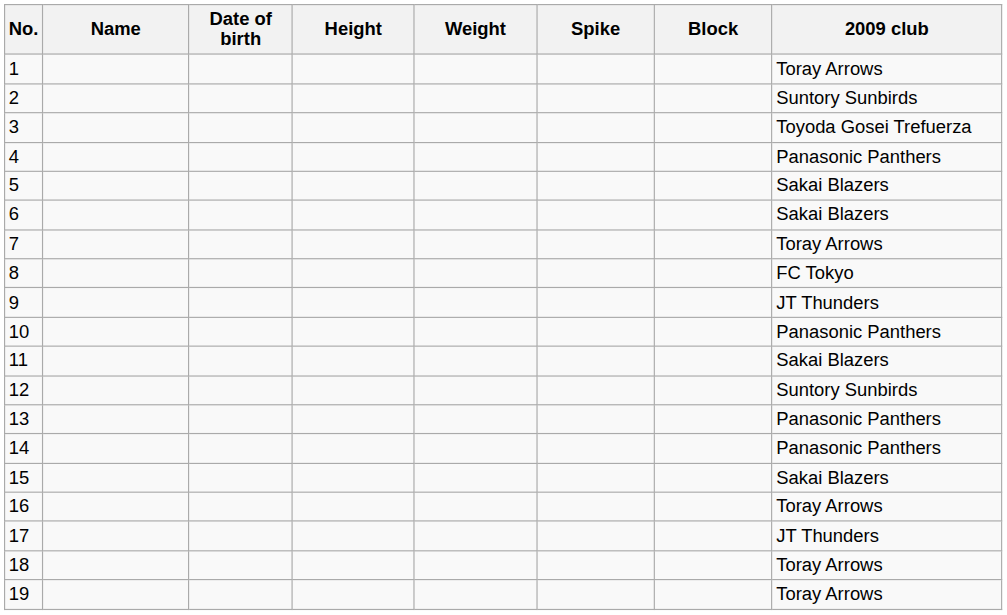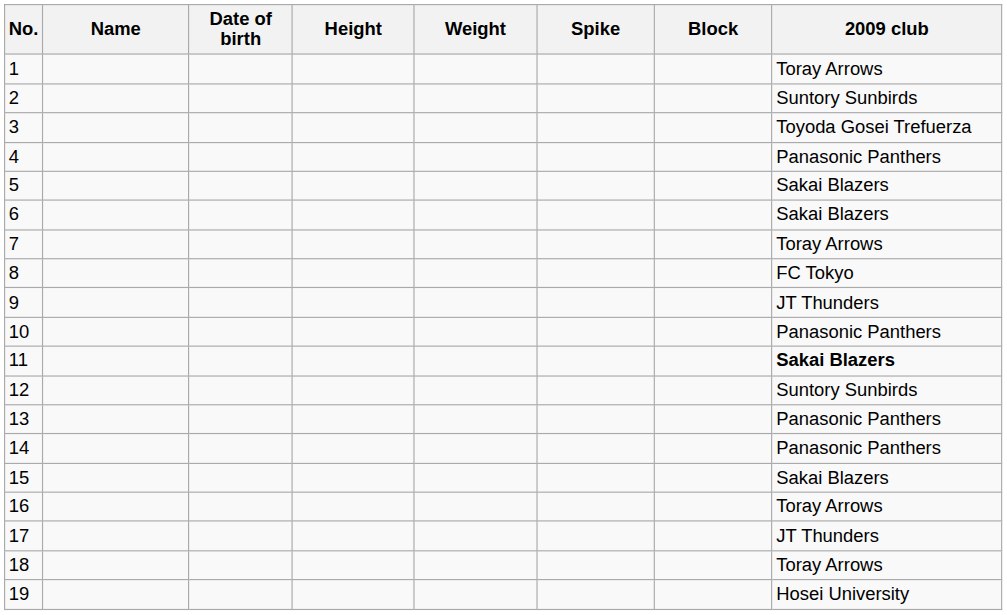(833, 360) normal -> (836, 360) bold
(829, 594) Toray Arrows -> (843, 594) Hosei University
